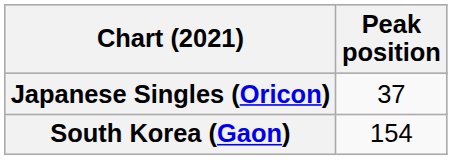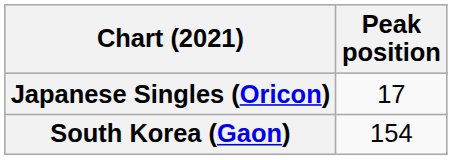(391, 93) 37 -> (391, 93) 17
